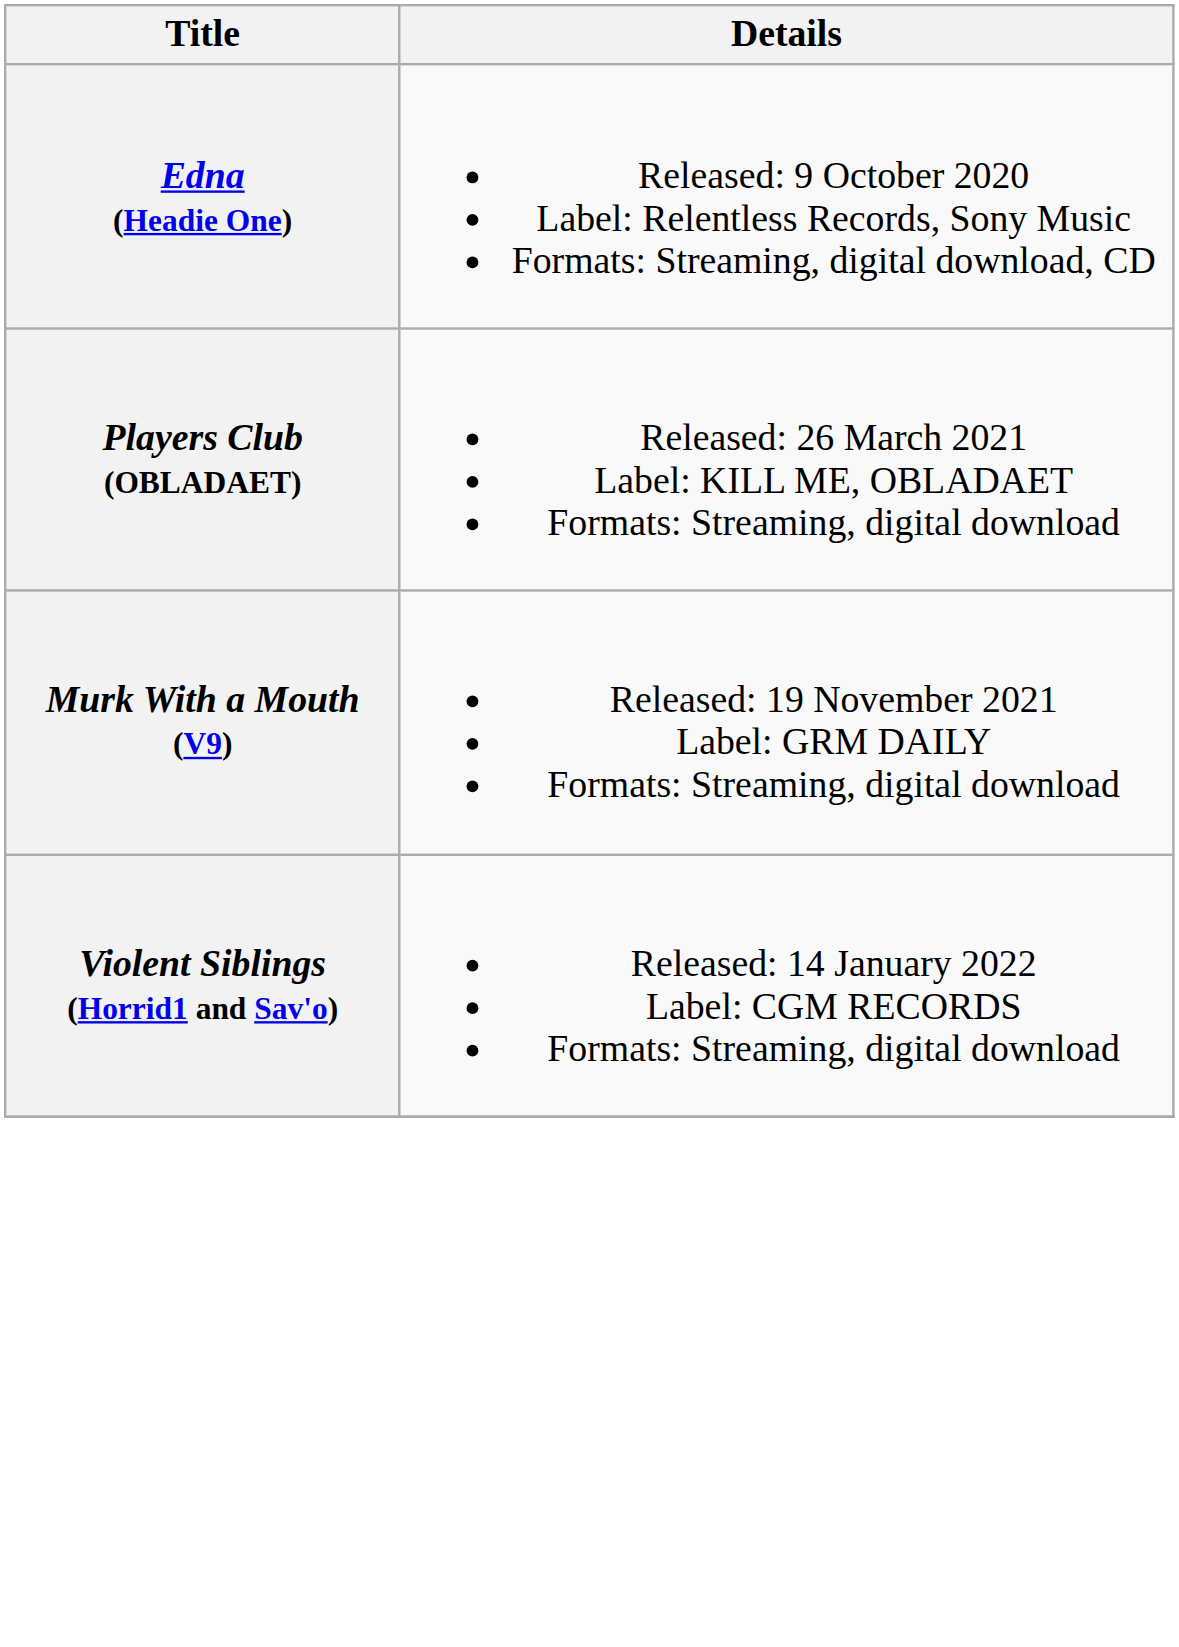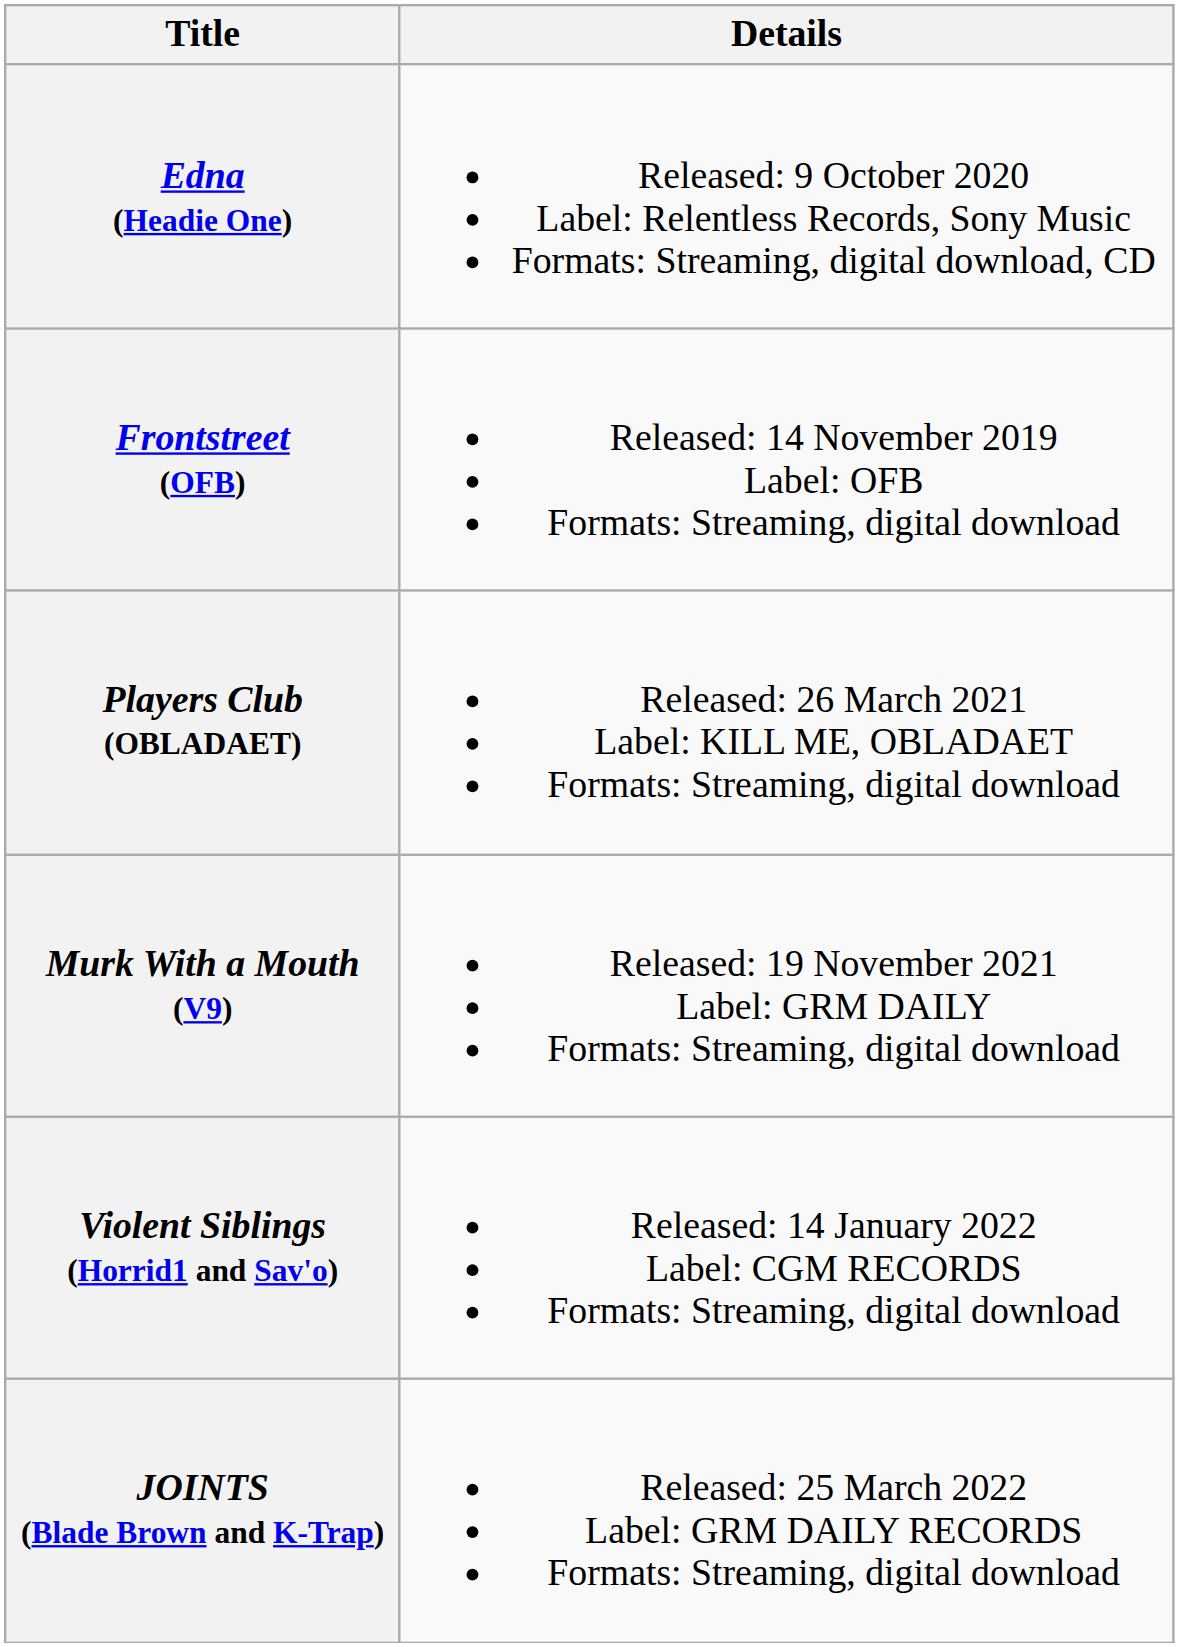+ row: (203, 458)
+ row: (203, 1510)
